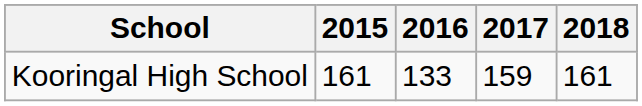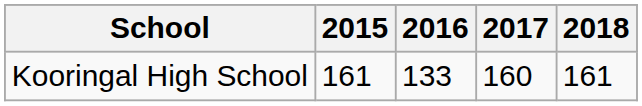(507, 75) 159 -> (507, 75) 160
